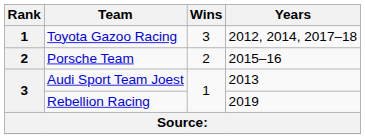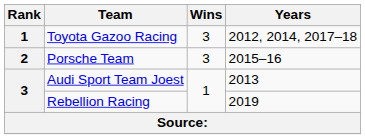(206, 58) 2 -> (206, 58) 3
